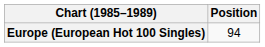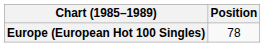(234, 32) 94 -> (234, 32) 78
